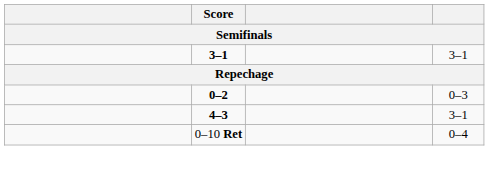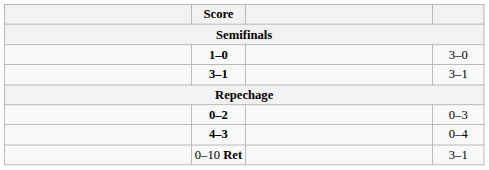+ row: (218, 54)
(458, 114) 3–1 -> (458, 134) 0–4
(458, 134) 0–4 -> (458, 154) 3–1
